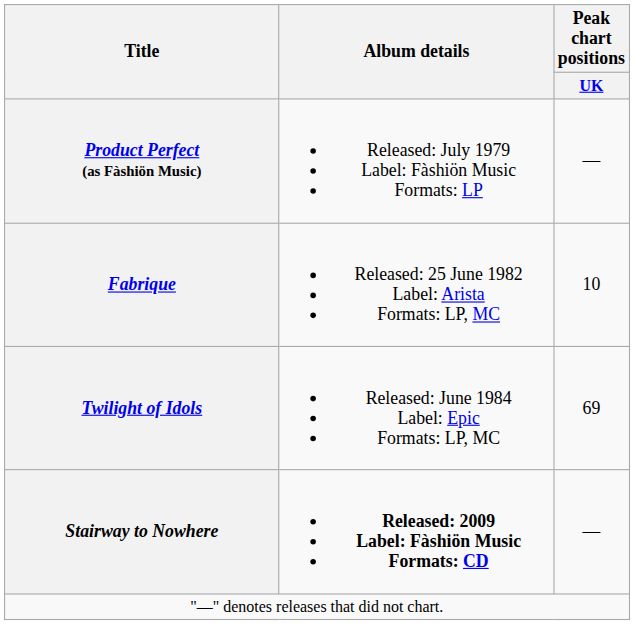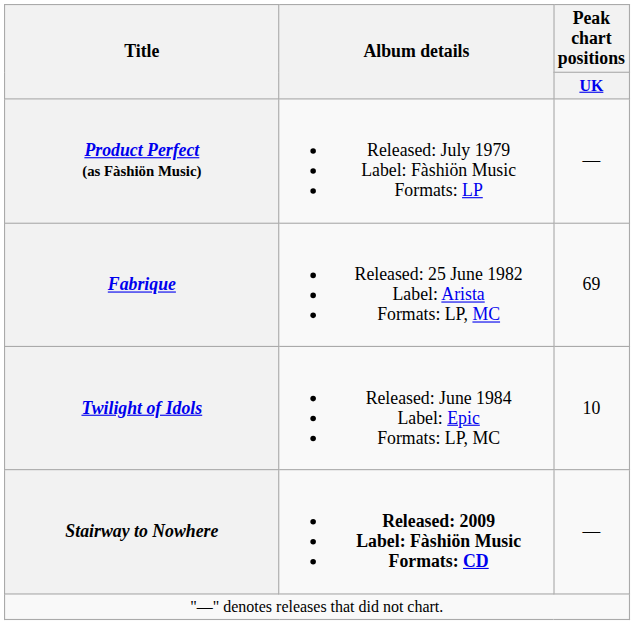(591, 284) 10 -> (591, 284) 69
(591, 408) 69 -> (591, 408) 10
